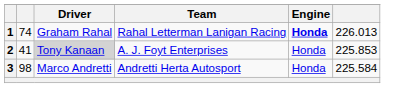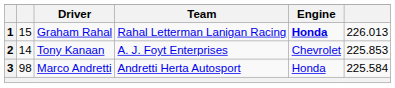(25, 32) 74 -> (25, 32) 15
(25, 50) 41 -> (25, 50) 14
(71, 50) lightgrey background -> (71, 50) no background
(309, 50) Honda -> (316, 50) Chevrolet
